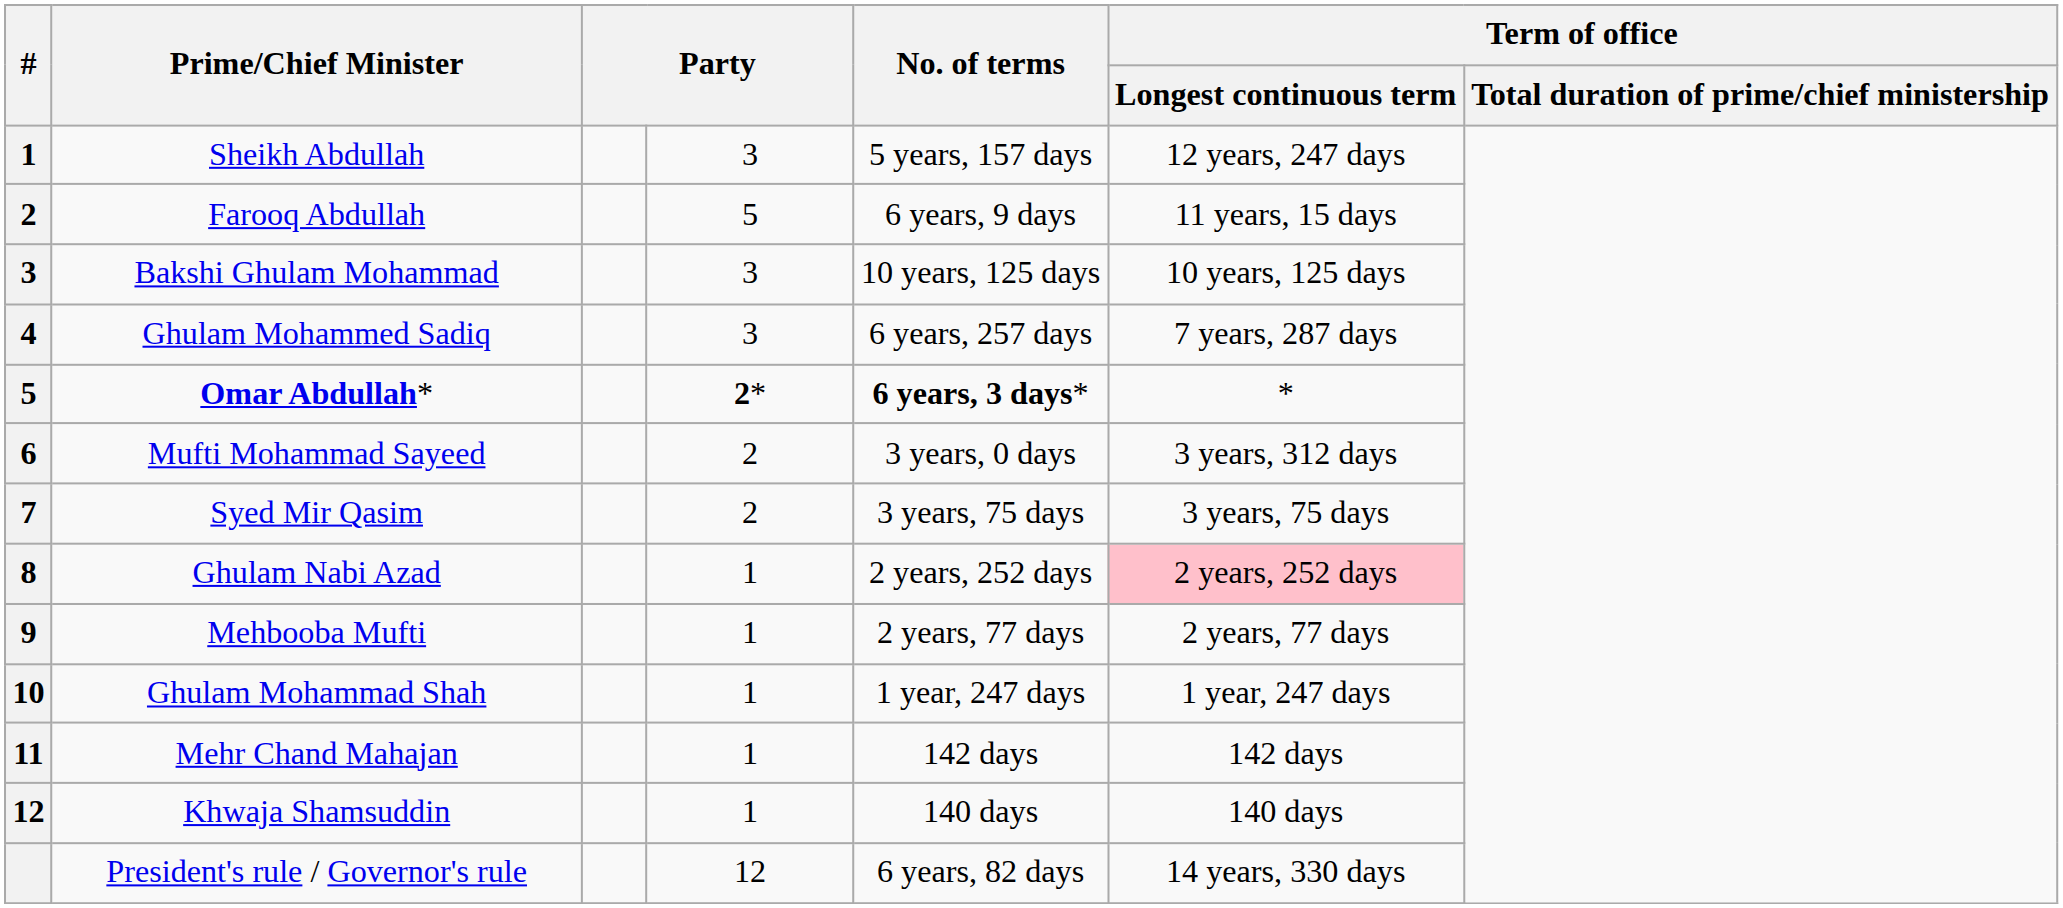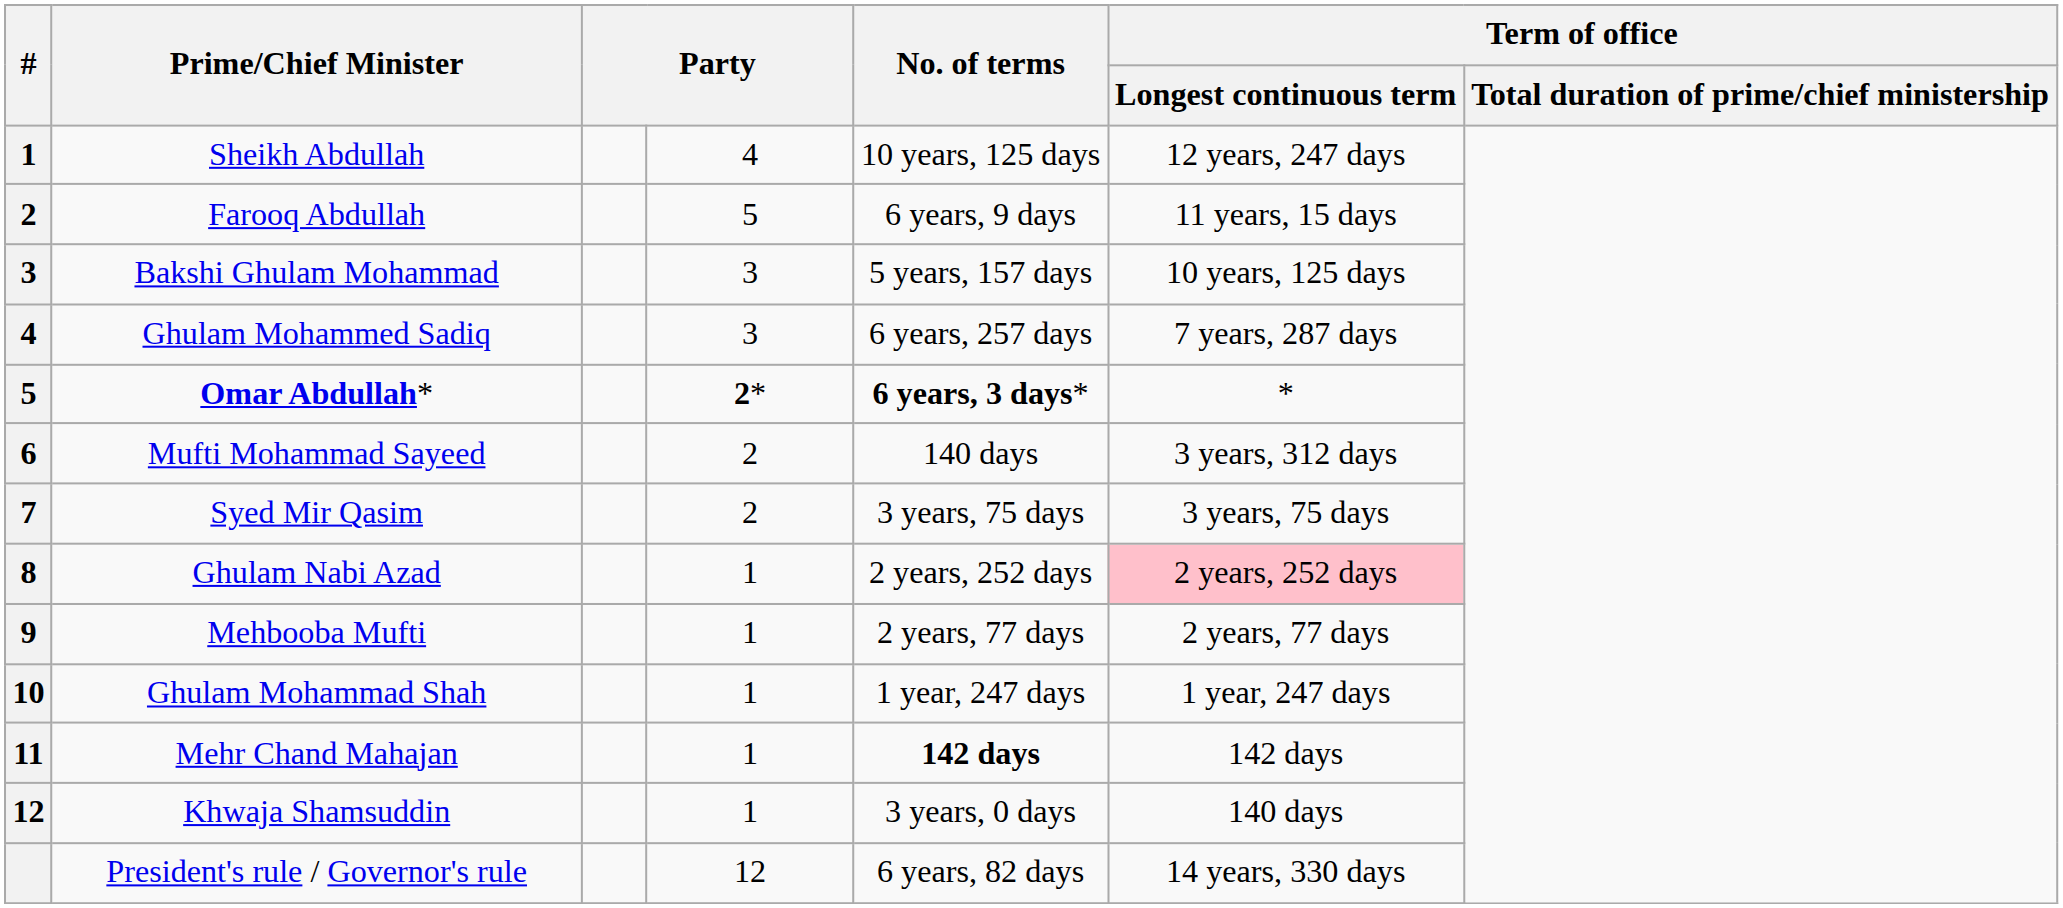(750, 153) 3 -> (750, 153) 4
(981, 153) 5 years, 157 days -> (981, 153) 10 years, 125 days
(981, 273) 10 years, 125 days -> (981, 273) 5 years, 157 days
(981, 453) 3 years, 0 days -> (981, 453) 140 days
(981, 752) normal -> (981, 752) bold
(981, 812) 140 days -> (981, 812) 3 years, 0 days
